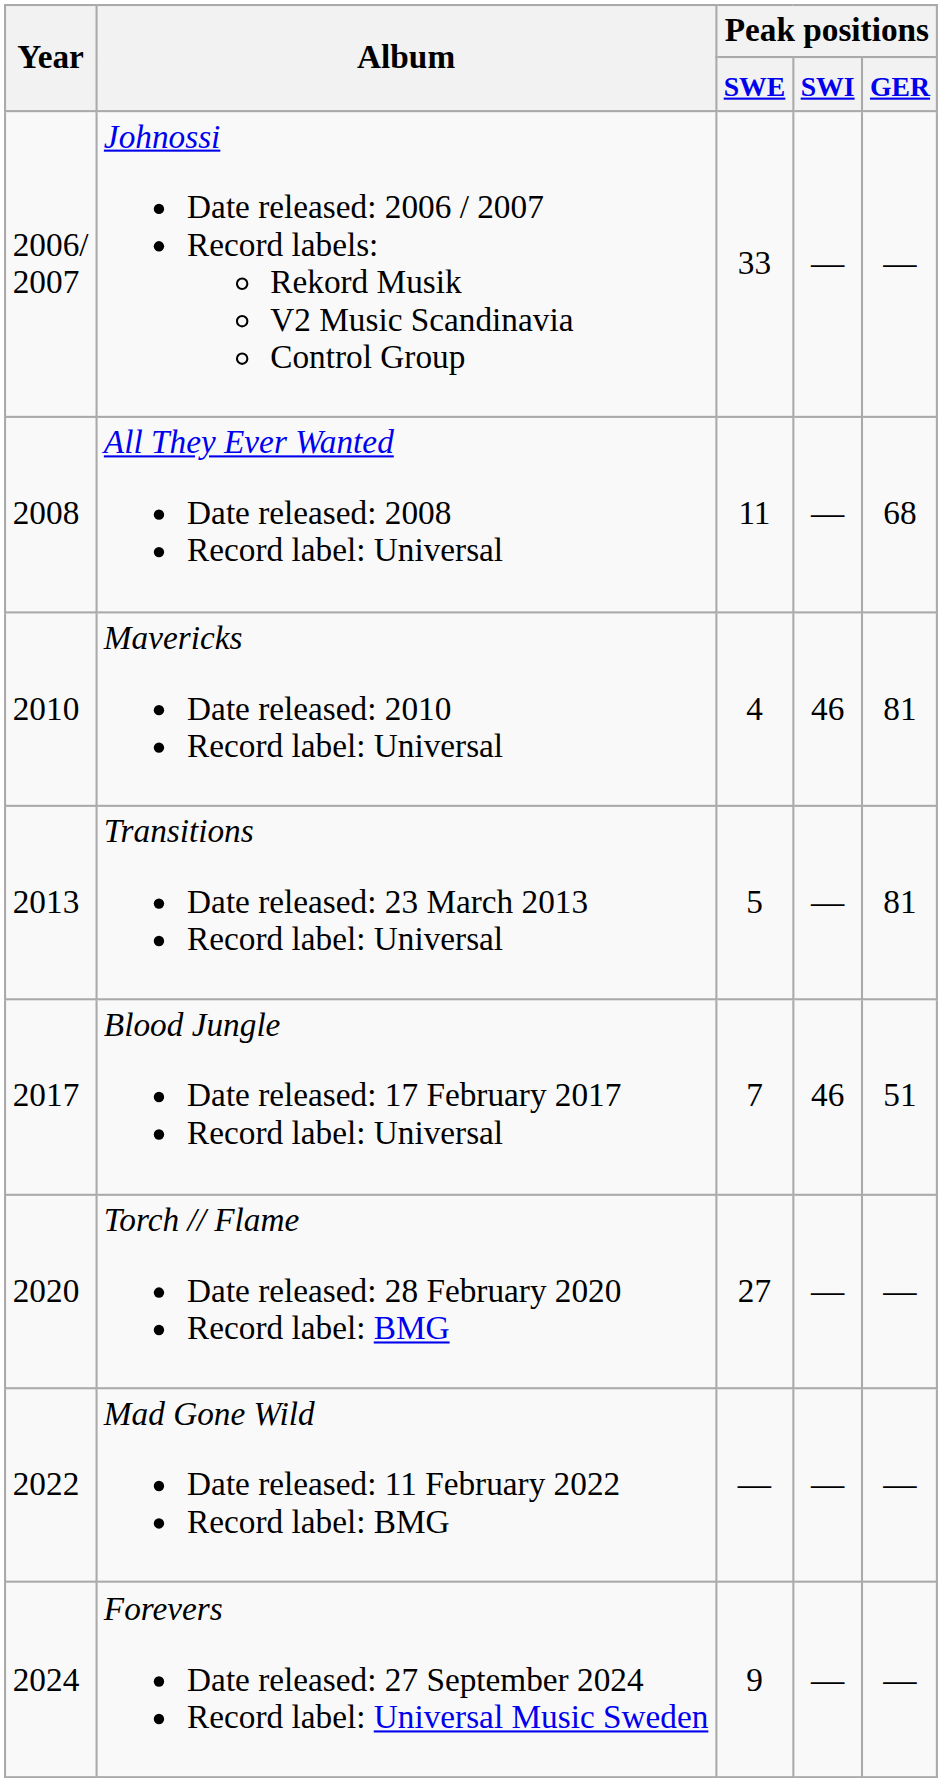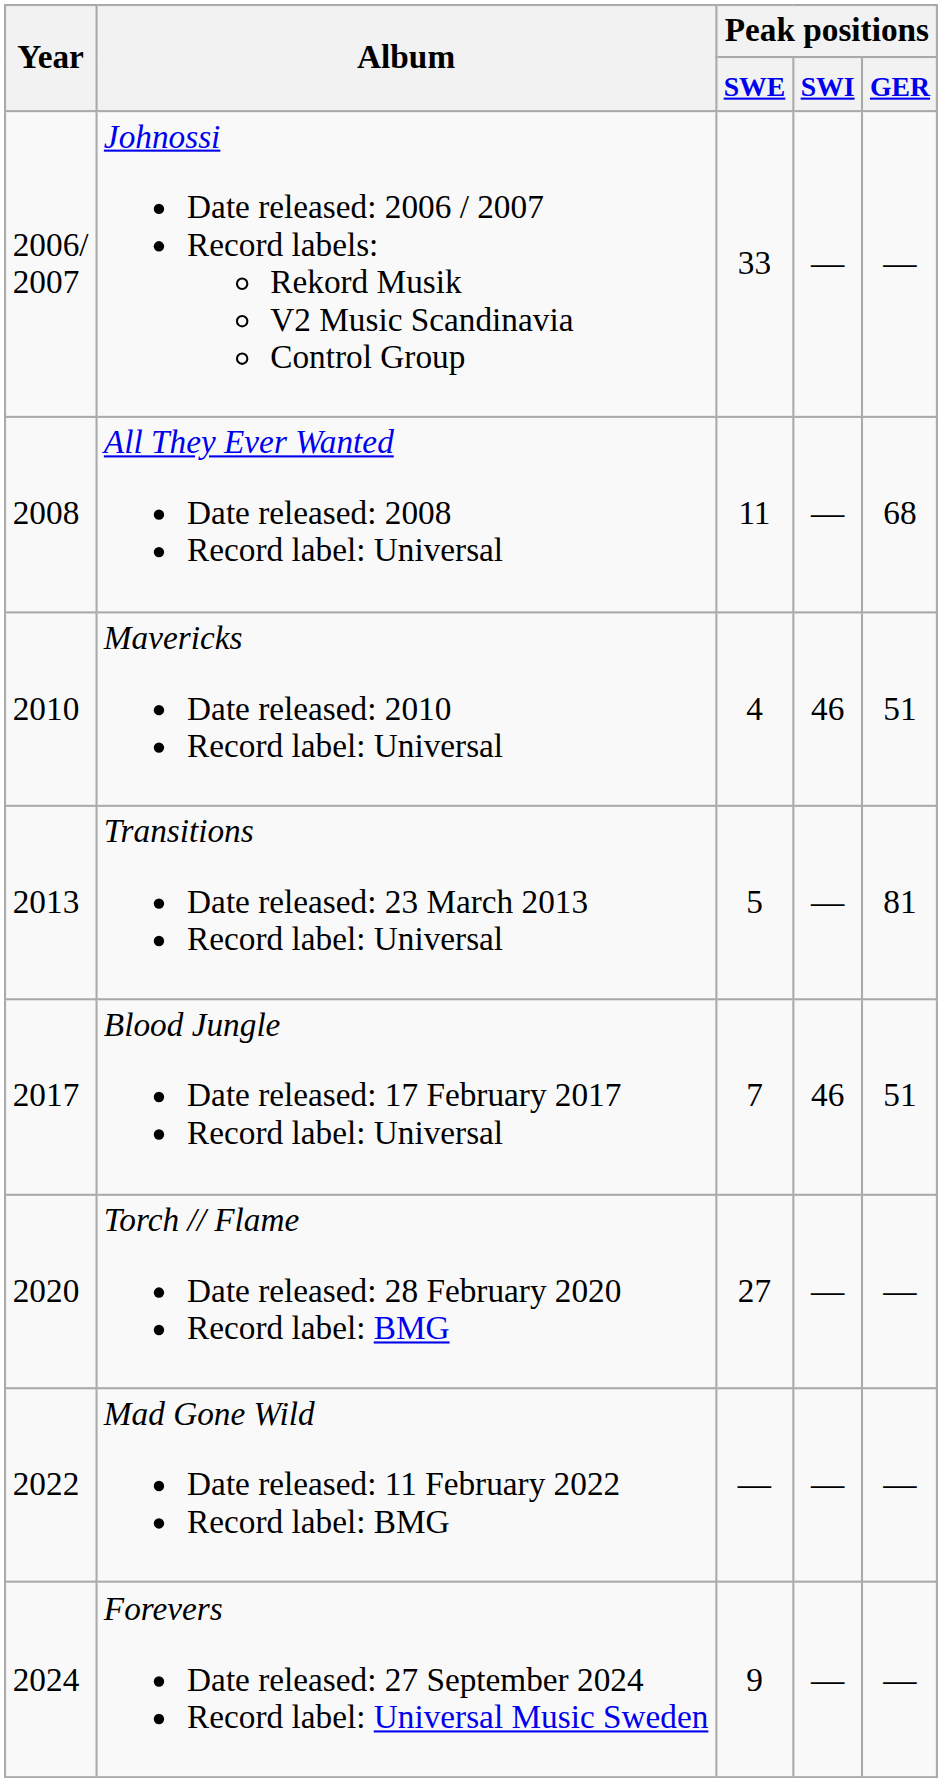(900, 707) 81 -> (900, 707) 51
